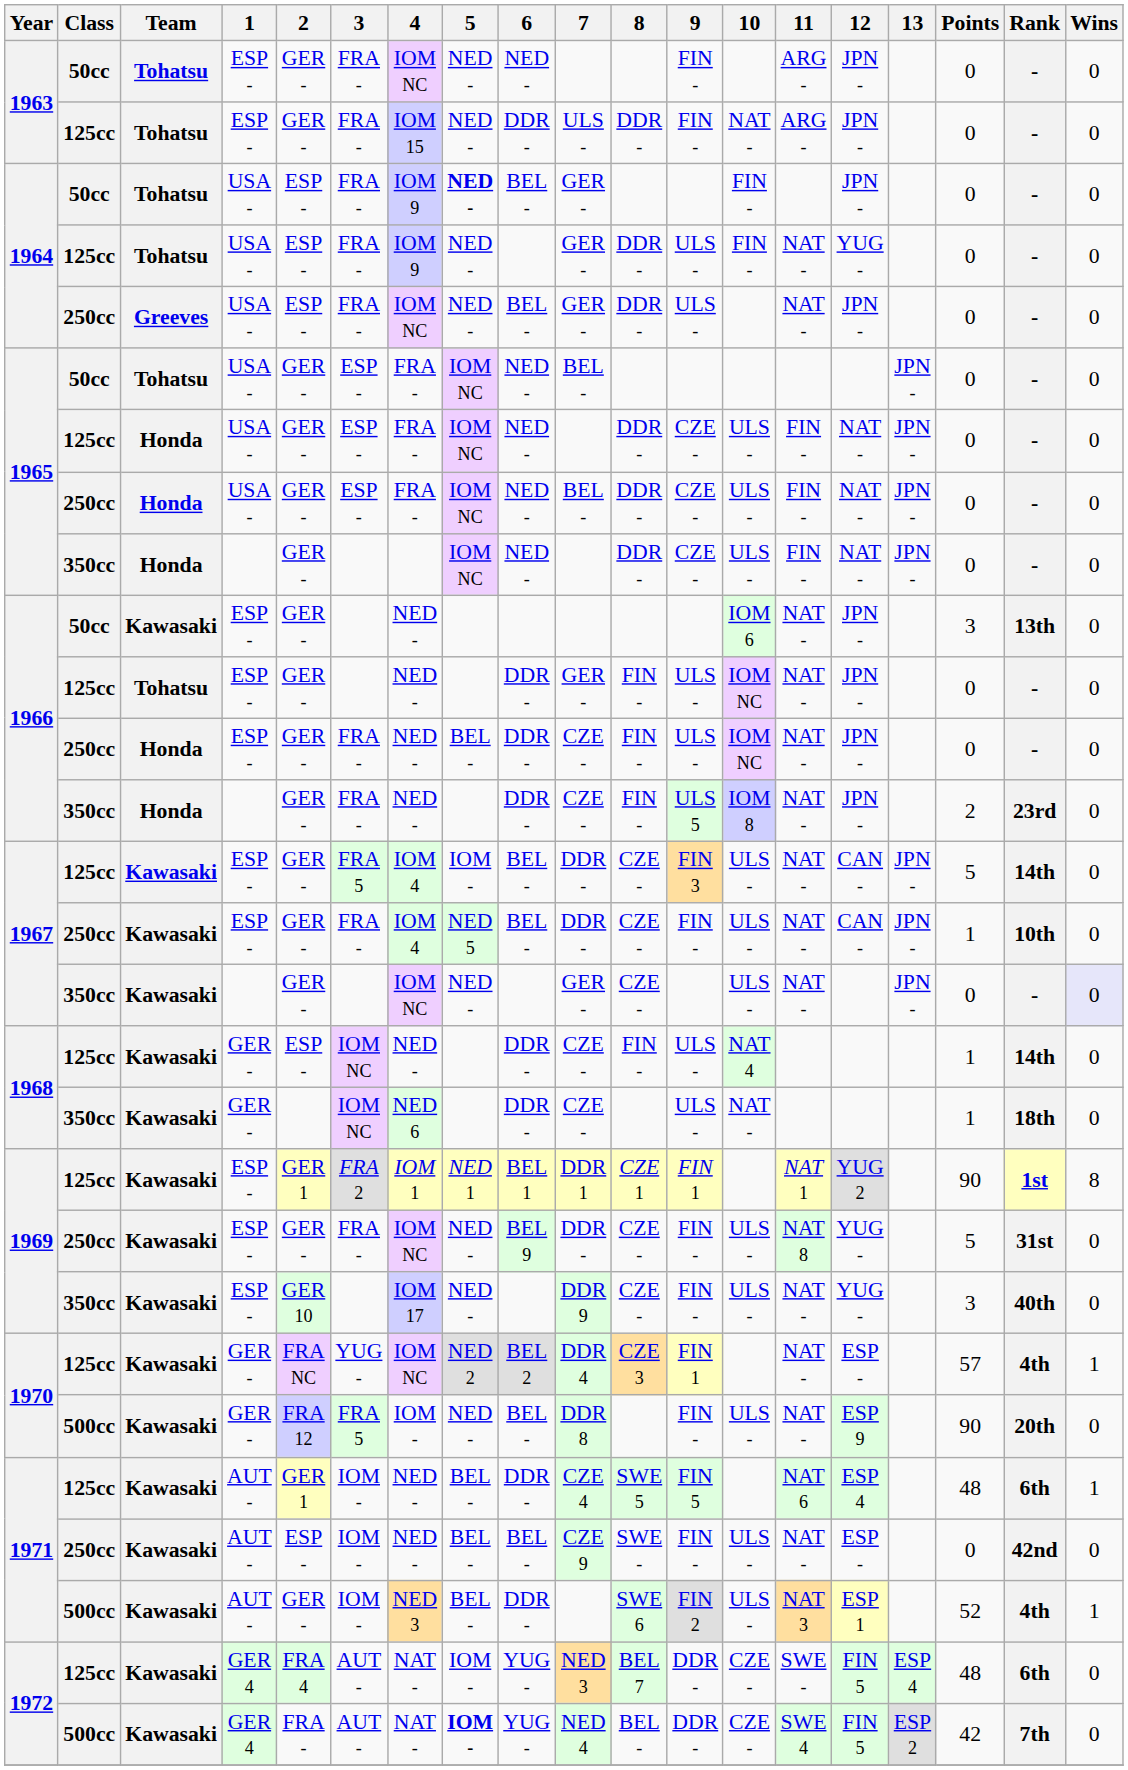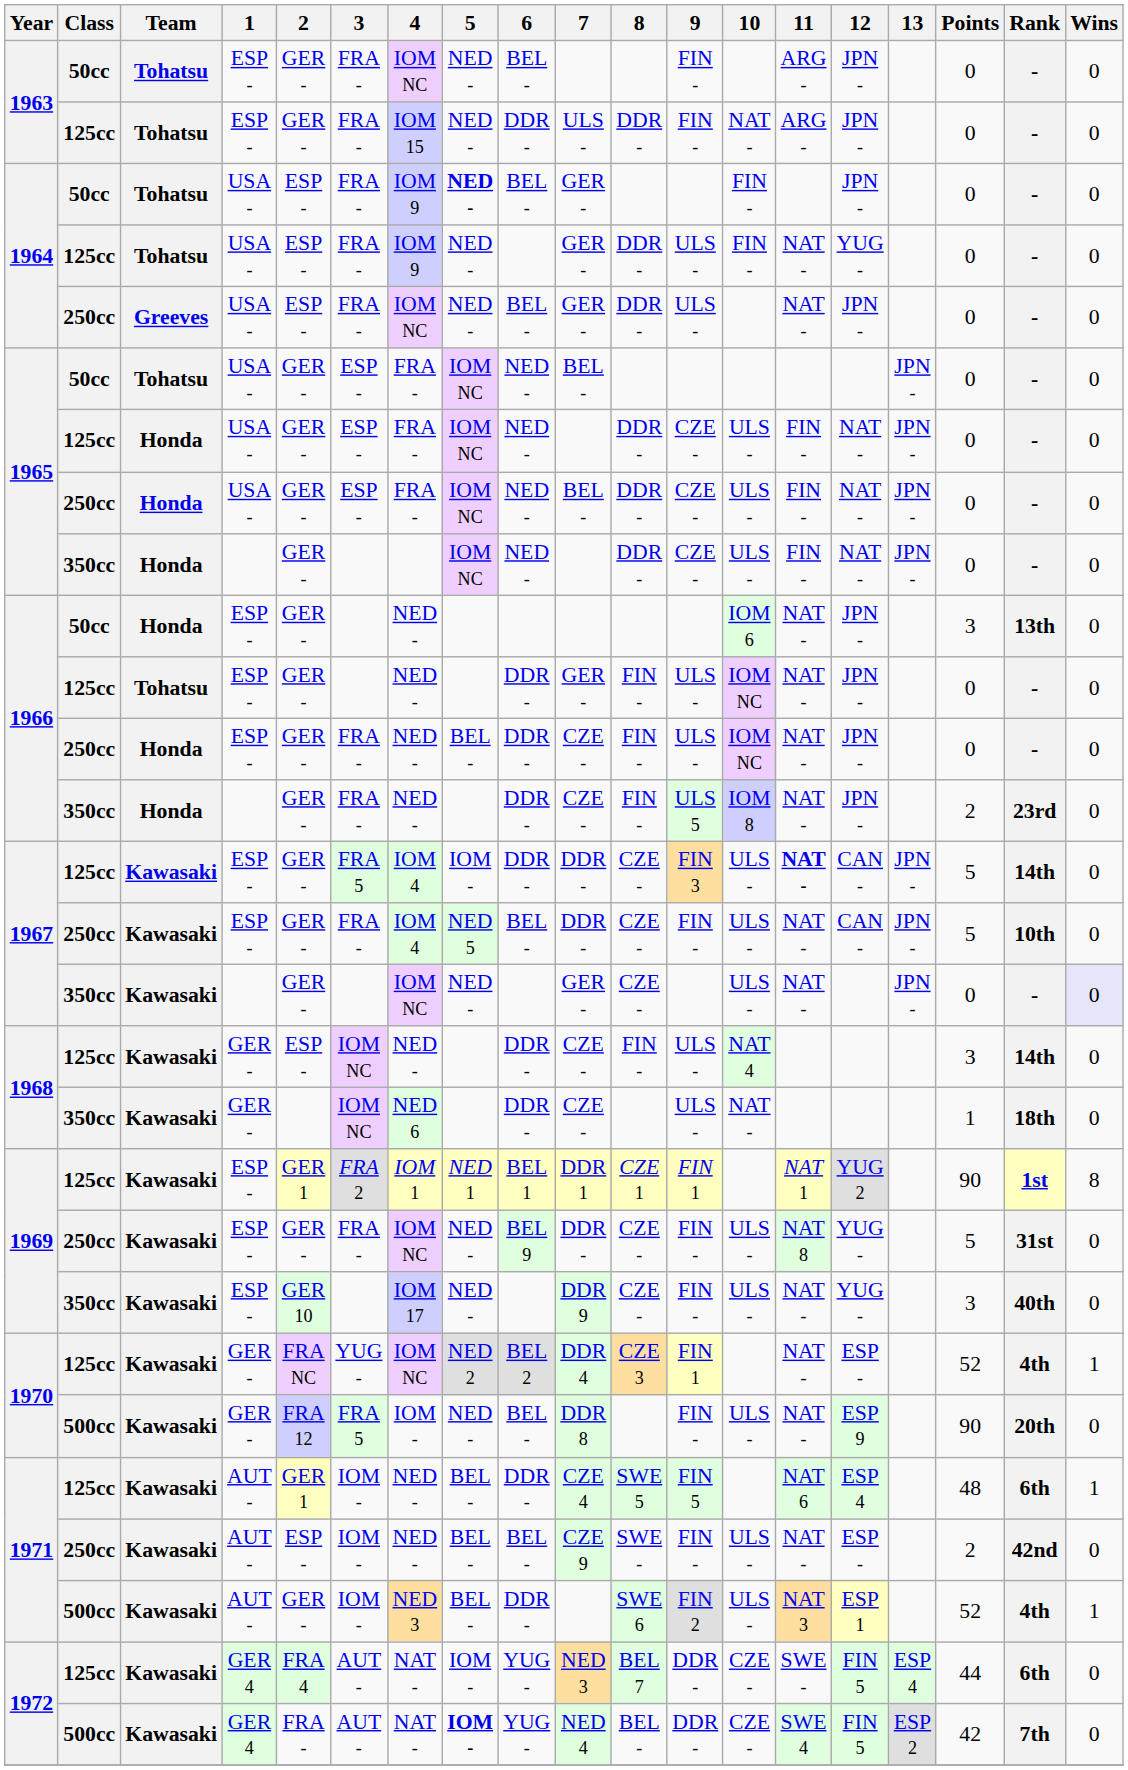(527, 71) NED - -> (527, 71) BEL -
(171, 625) Kawasaki -> (171, 625) Honda
(527, 871) BEL - -> (527, 871) DDR -
(804, 871) normal -> (804, 871) bold
(970, 933) 1 -> (970, 933) 5
(970, 1056) 1 -> (970, 1056) 3
(970, 1364) 57 -> (970, 1364) 52
(970, 1549) 0 -> (970, 1549) 2
(970, 1672) 48 -> (970, 1672) 44
